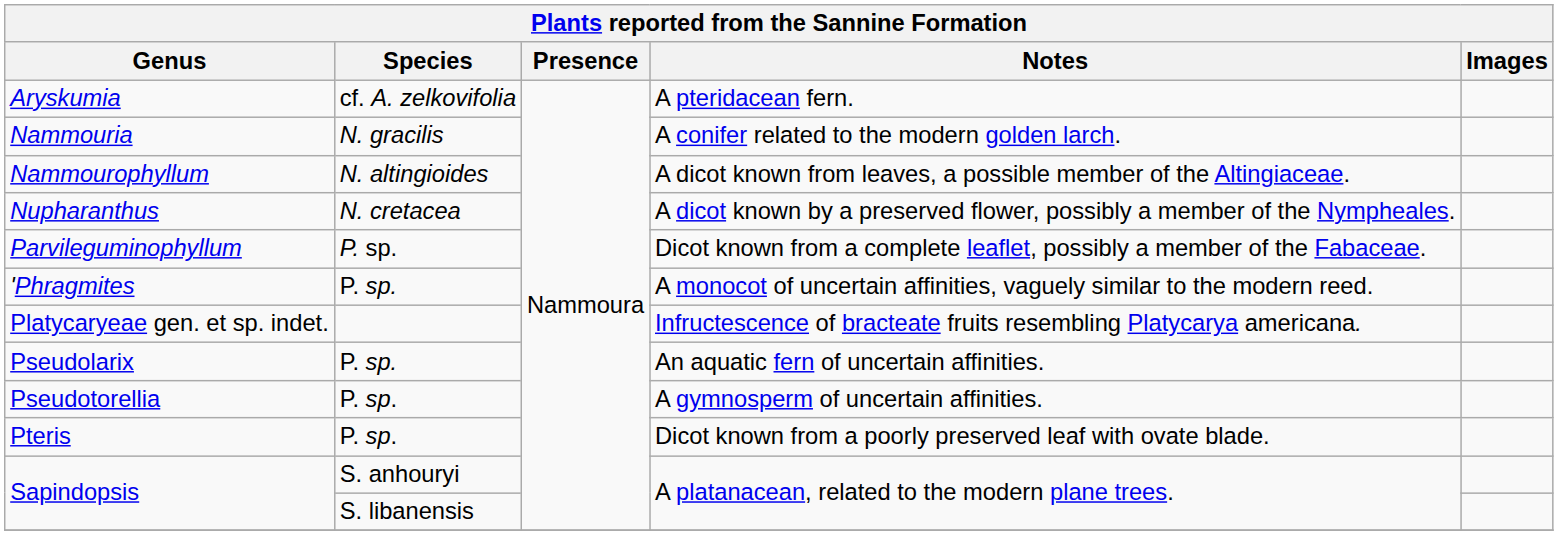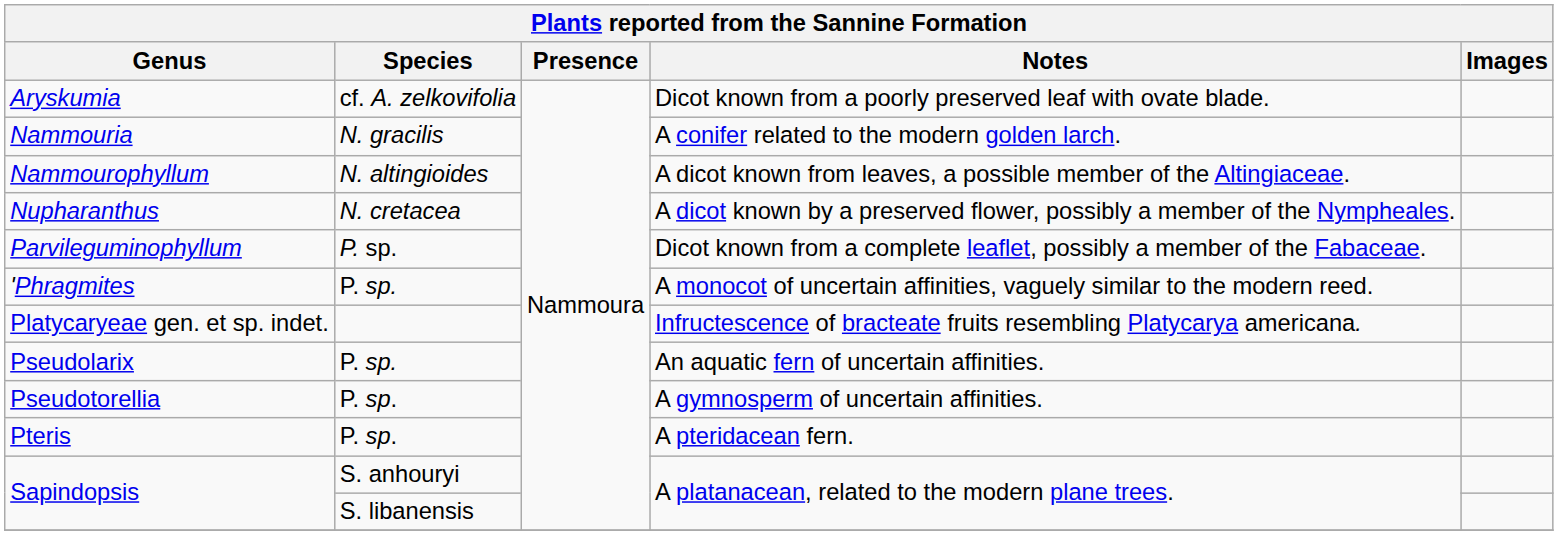(754, 98) A pteridacean fern. -> (962, 98) Dicot known from a poorly preserved leaf with ovate blade.
(962, 436) Dicot known from a poorly preserved leaf with ovate blade. -> (754, 436) A pteridacean fern.
